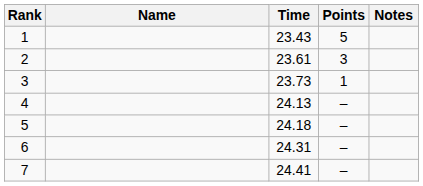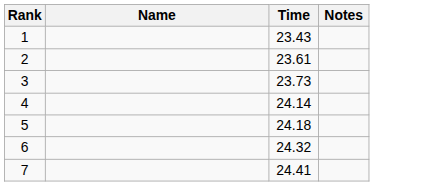- column: (344, 15)
(294, 103) 24.13 -> (294, 103) 24.14
(294, 147) 24.31 -> (294, 147) 24.32
